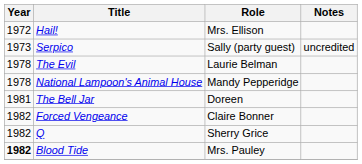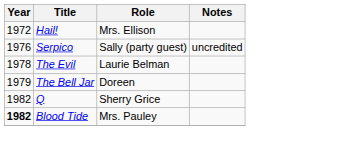(19, 47) 1973 -> (19, 47) 1976
- row: (119, 82)
(19, 99) 1981 -> (19, 82) 1979
- row: (82, 116)
